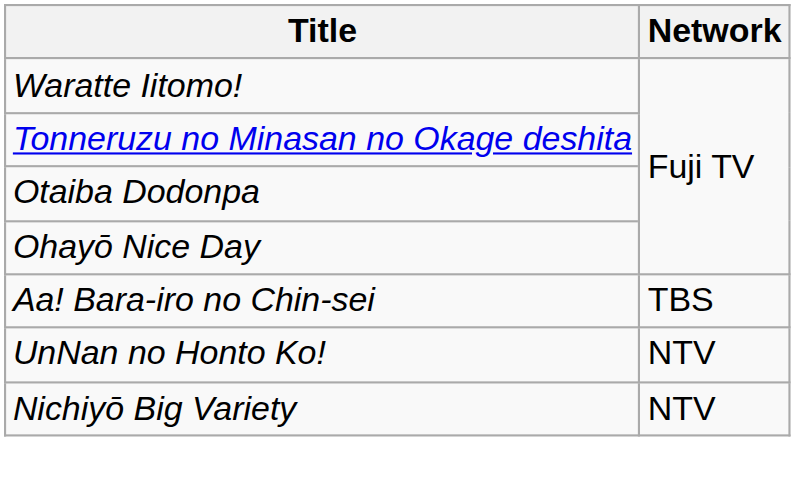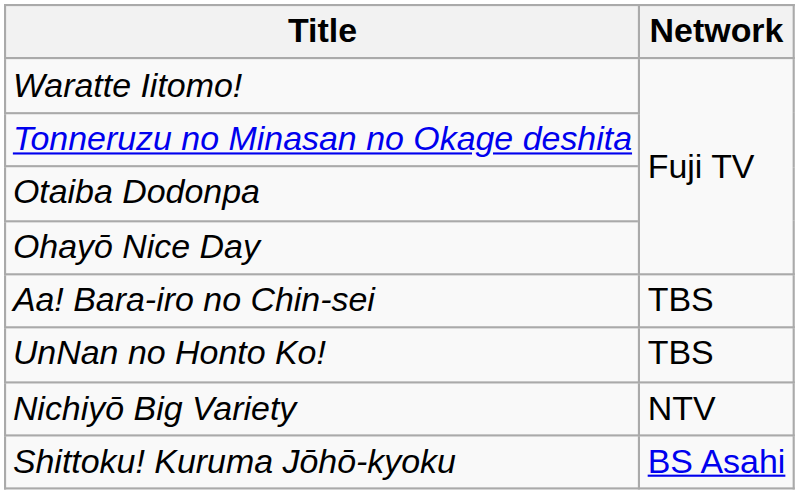(682, 354) NTV -> (681, 354) TBS
+ row: (234, 461)
